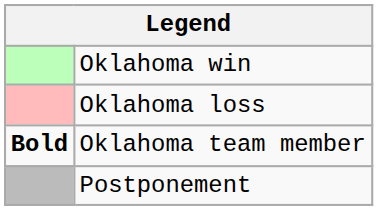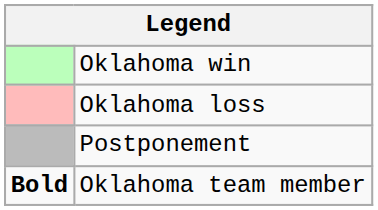rows swapped: (165, 185) <-> (223, 145)
